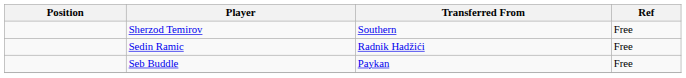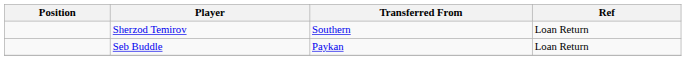(623, 30) Free -> (562, 30) Loan Return
- row: (156, 47)
(623, 64) Free -> (562, 47) Loan Return
